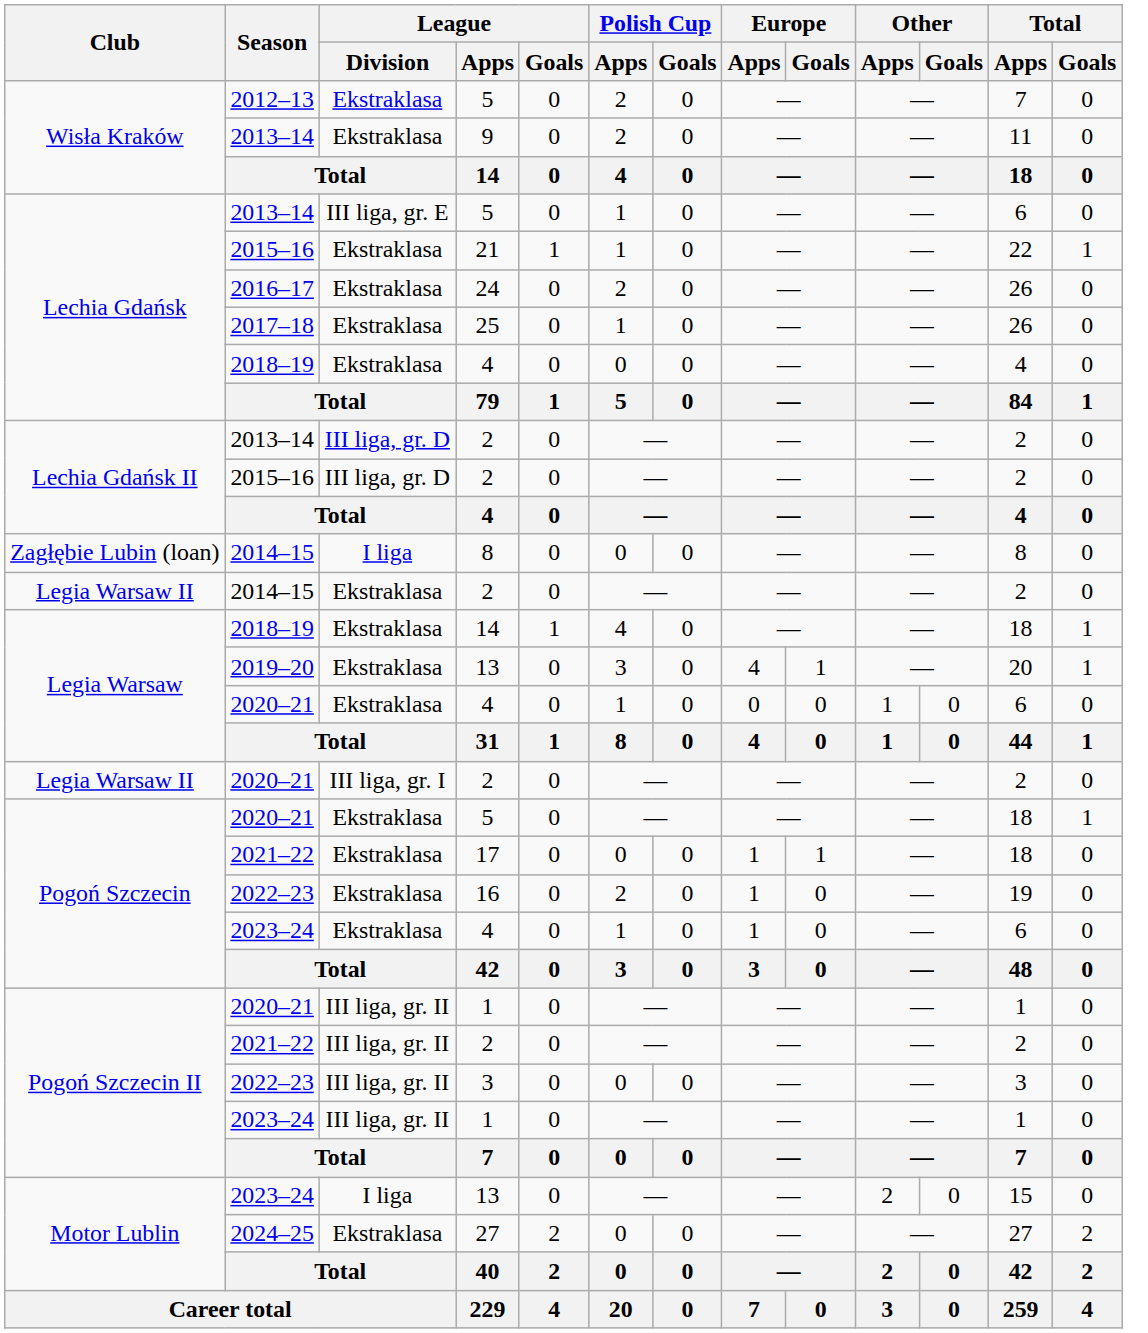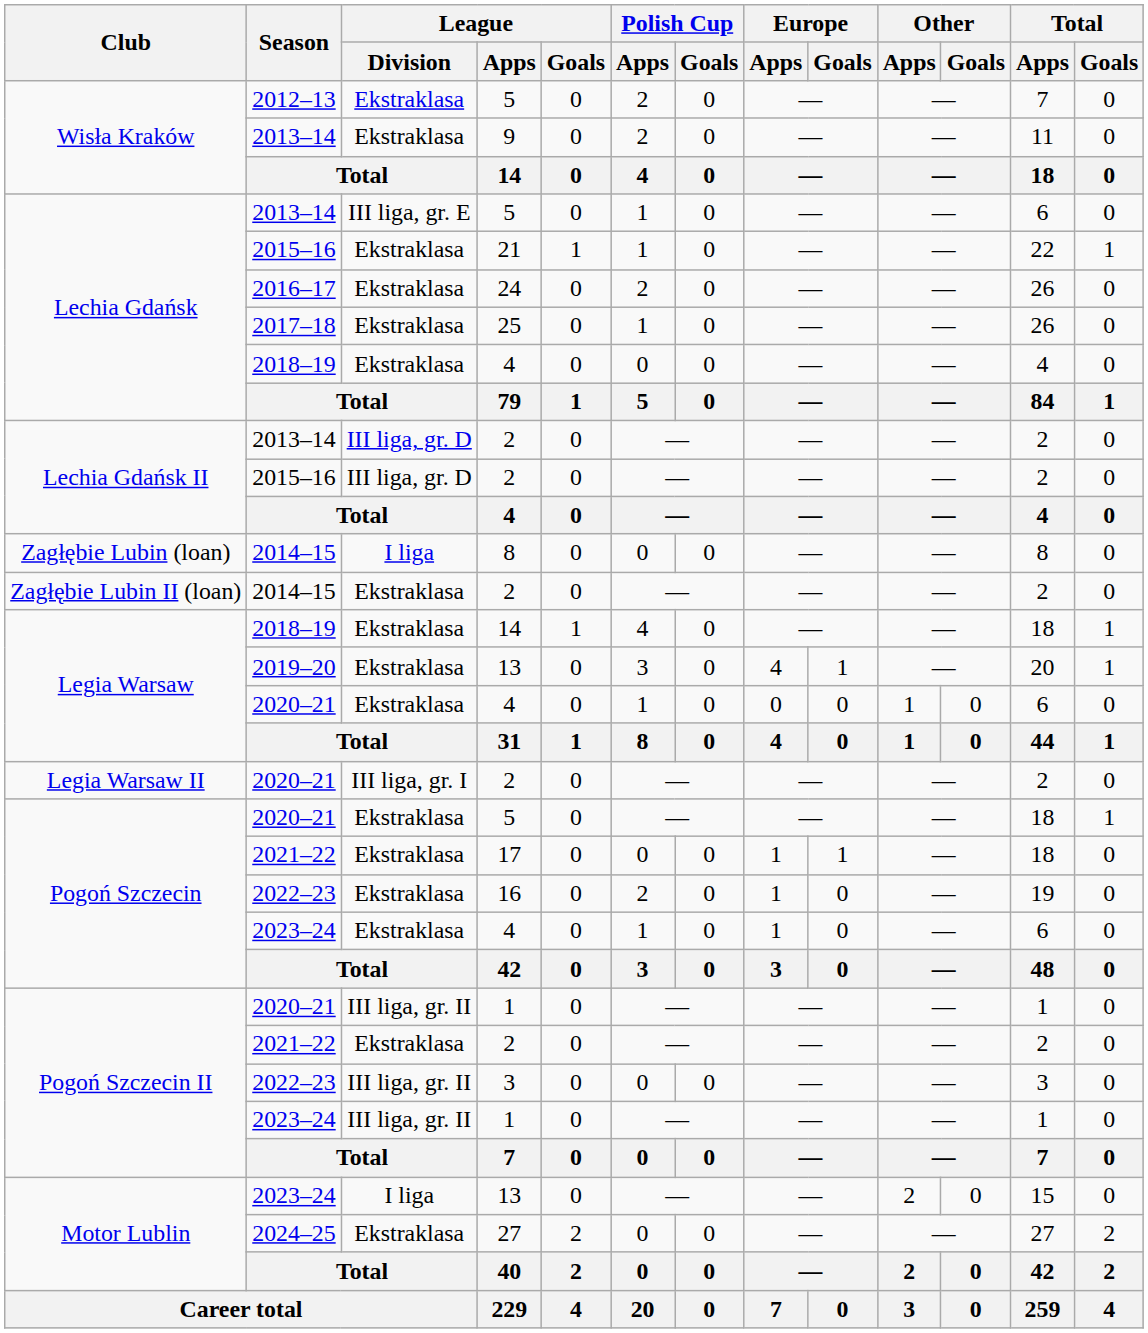(115, 590) Legia Warsaw II -> (126, 590) Zagłębie Lubin II (loan)
(387, 1044) III liga, gr. II -> (409, 1044) Ekstraklasa
